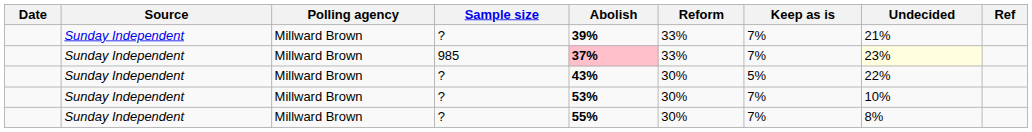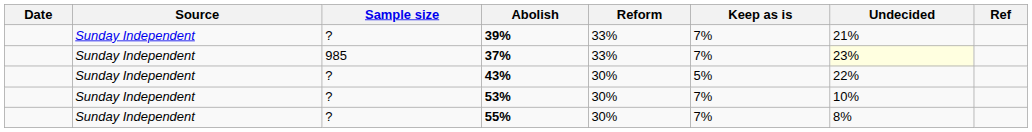- column: (353, 14)
(585, 55) pink background -> (498, 55) no background
